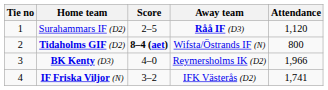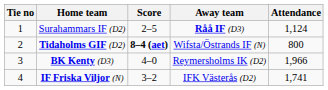(296, 28) 1,120 -> (296, 28) 1,124
